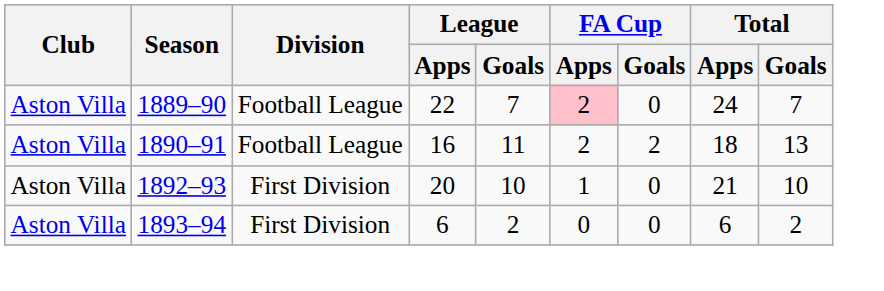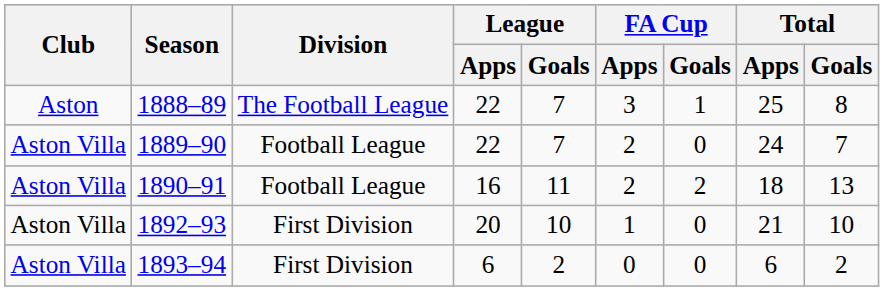+ row: (182, 104)
(584, 104) pink background -> (629, 144) no background
